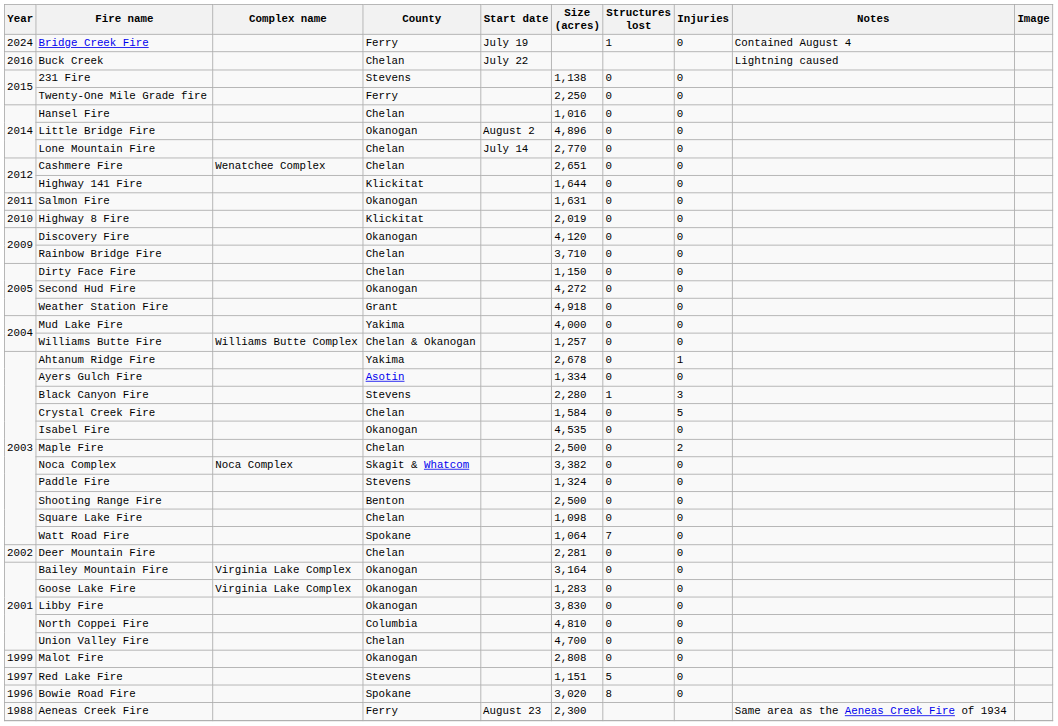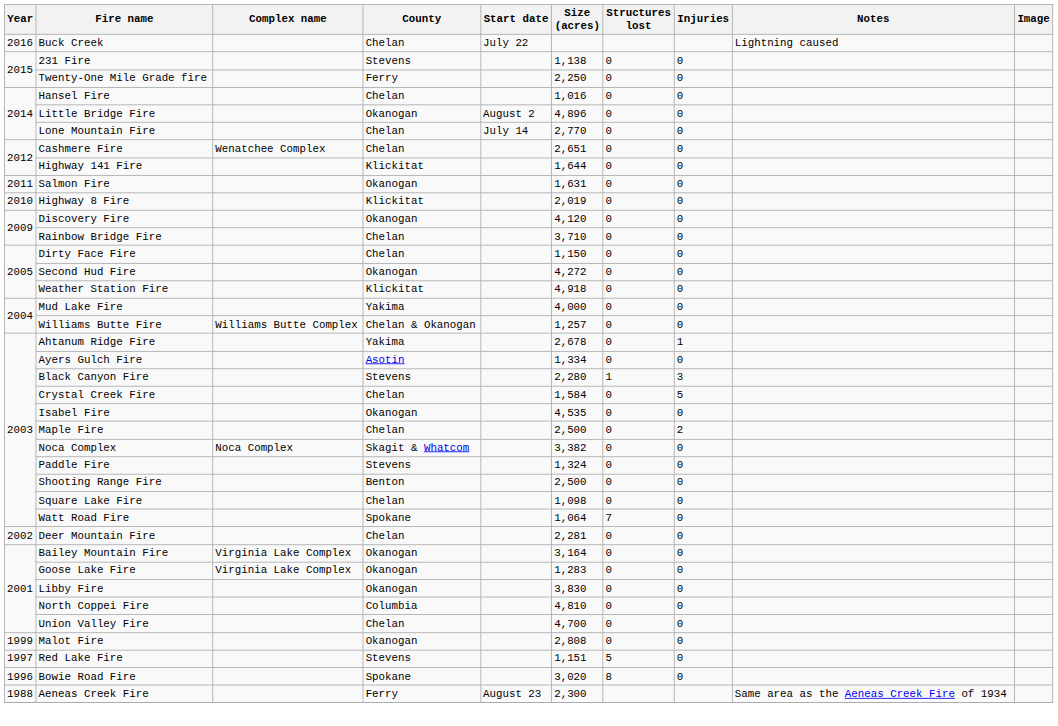- row: (94, 43)
(382, 307) Grant -> (395, 289) Klickitat
